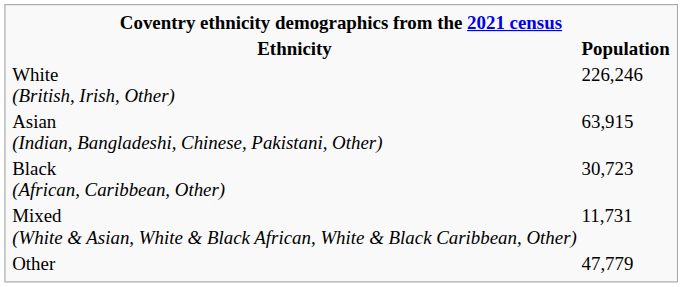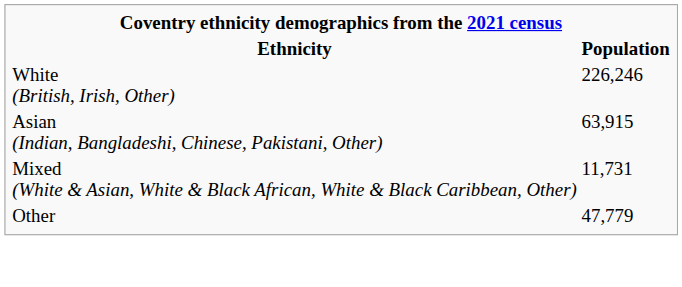- row: (119, 179)
